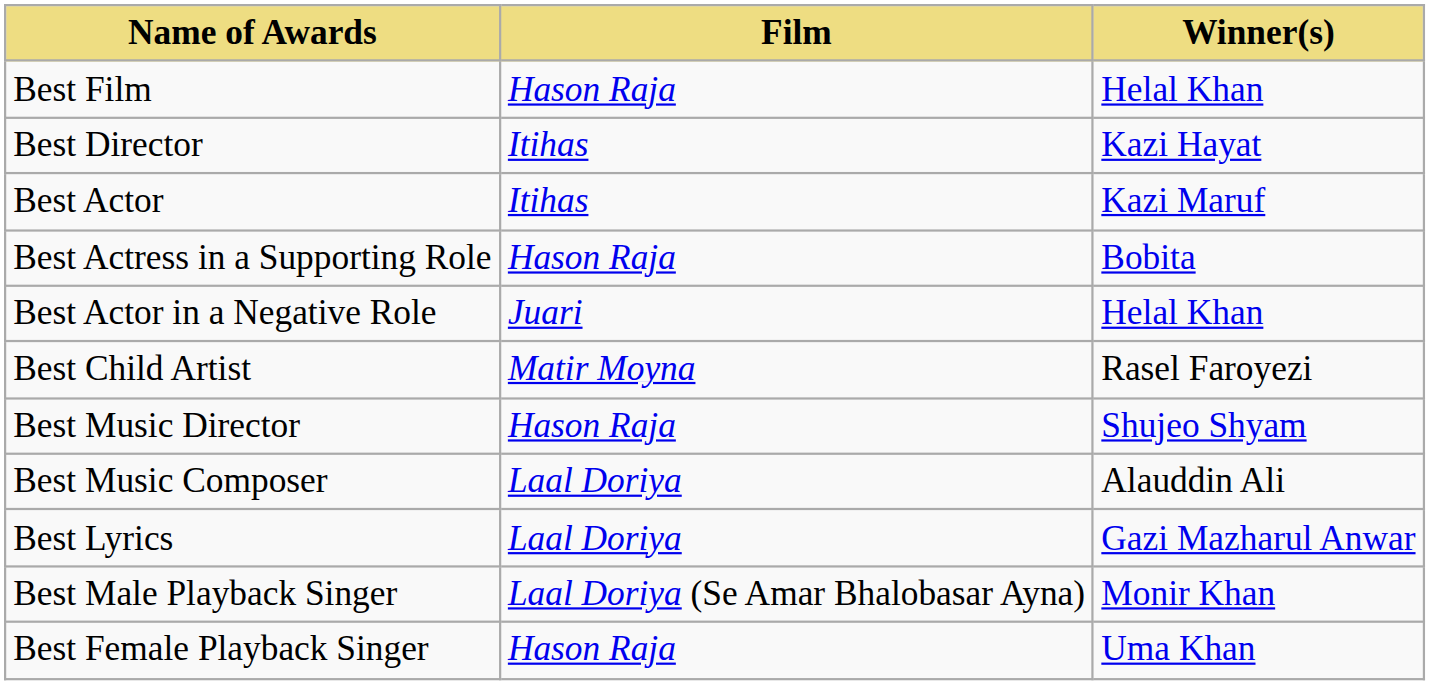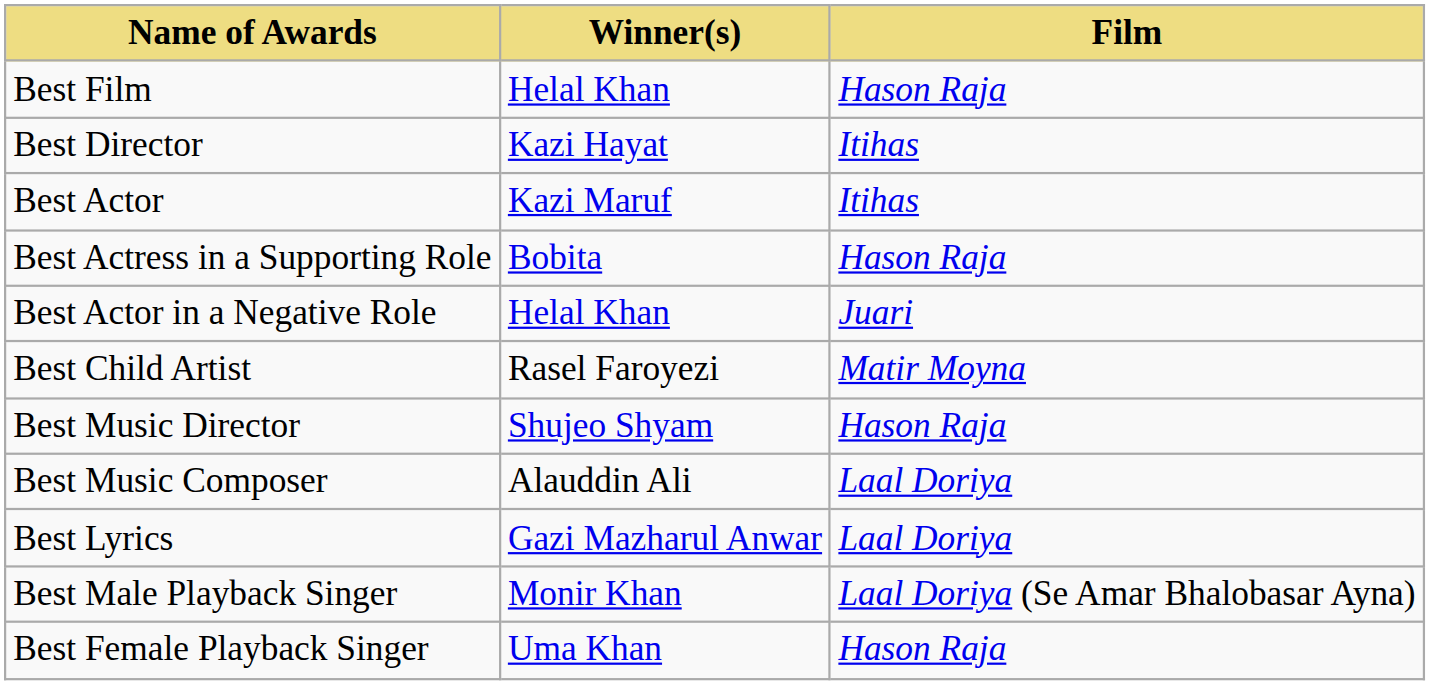columns swapped: (1258, 32) <-> (796, 32)
